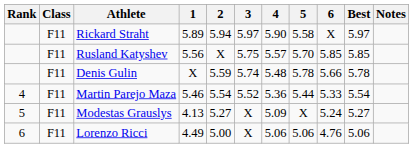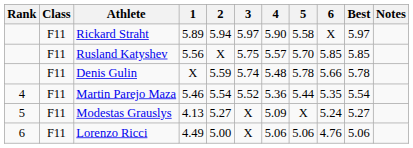(331, 93) 5.33 -> (331, 93) 5.35
